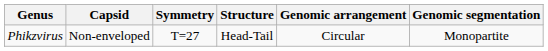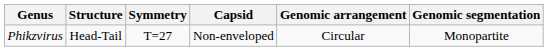columns swapped: (247, 14) <-> (109, 14)
